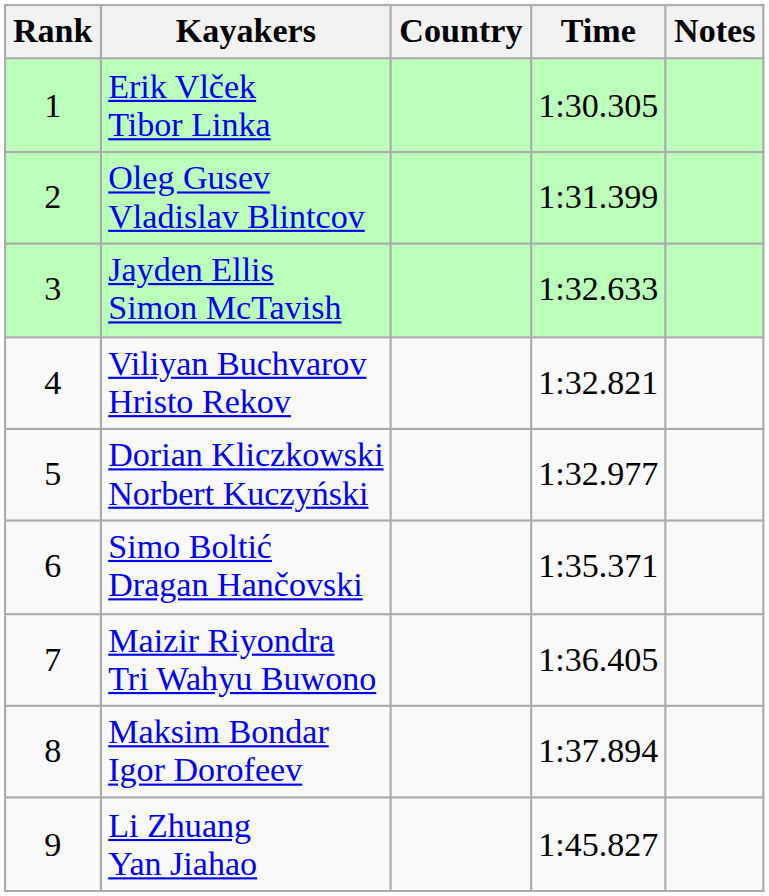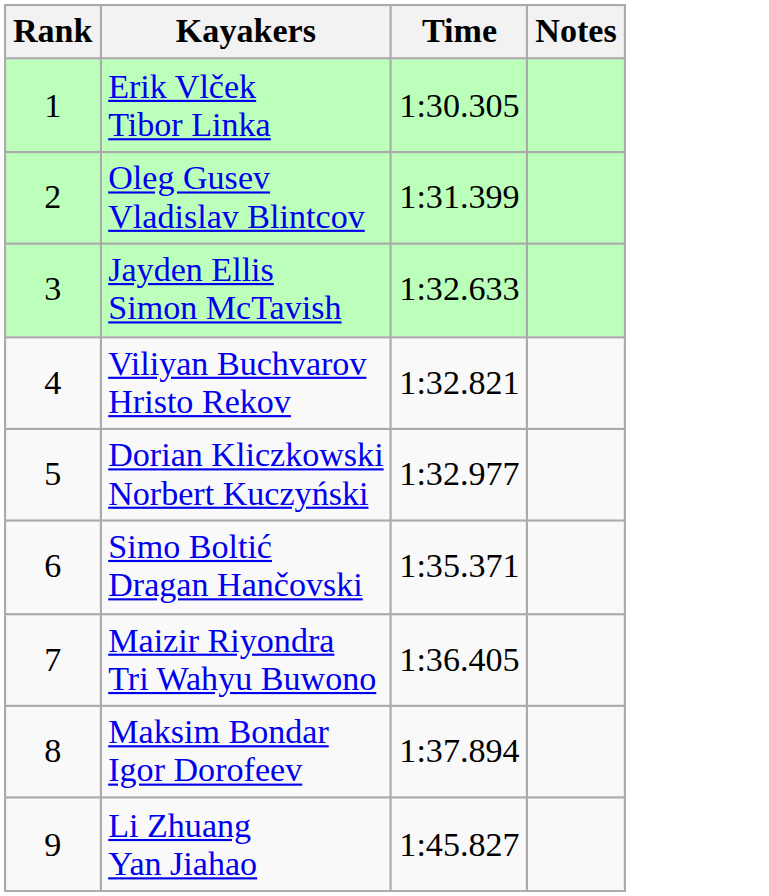- column: (461, 31)
